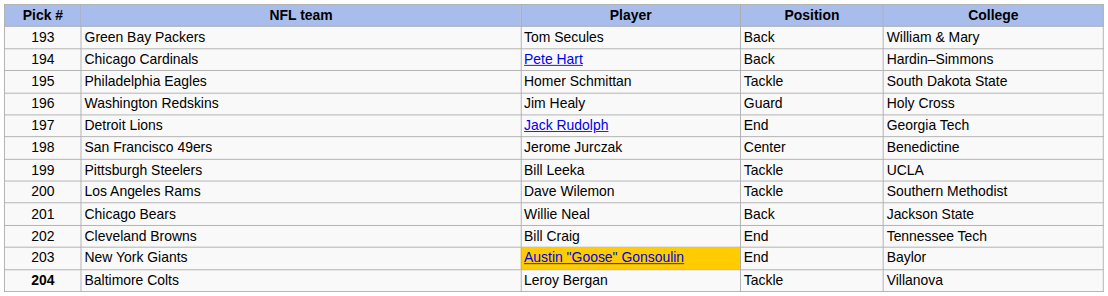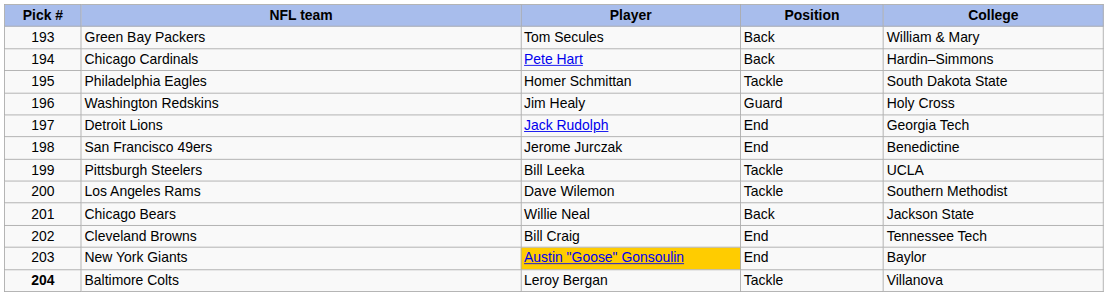(765, 147) Center -> (756, 147) End
